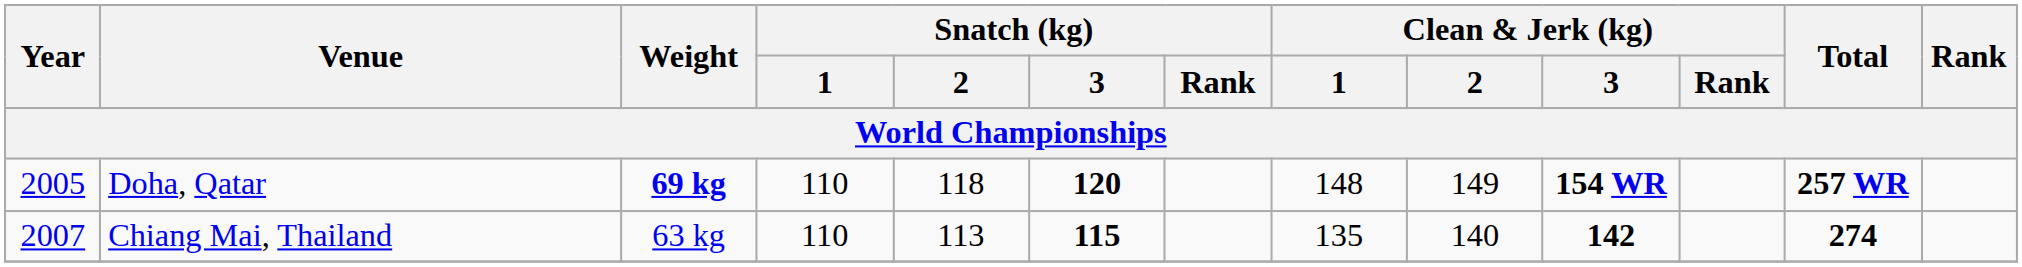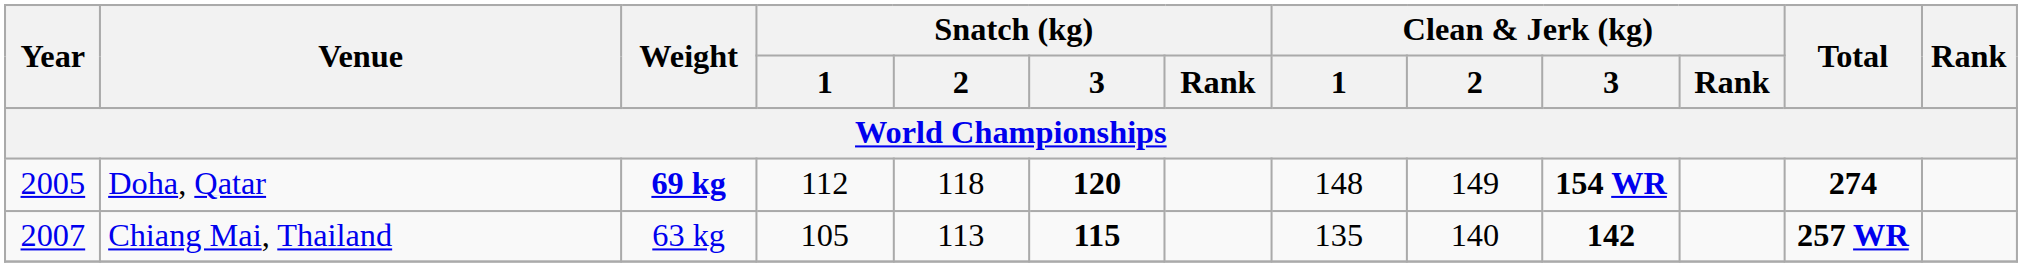(825, 183) 110 -> (825, 183) 112
(1853, 183) 257 WR -> (1853, 183) 274
(825, 235) 110 -> (825, 235) 105
(1853, 235) 274 -> (1853, 235) 257 WR
